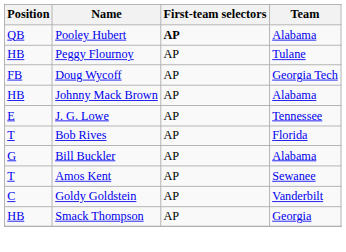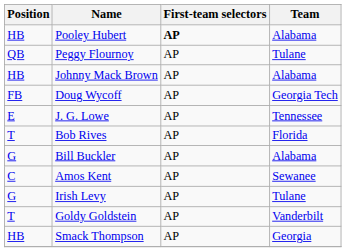(16, 35) QB -> (16, 35) HB
(16, 55) HB -> (16, 55) QB
rows swapped: (106, 95) <-> (88, 75)
(11, 176) T -> (11, 176) C
+ row: (80, 196)
(11, 196) C -> (11, 216) T
